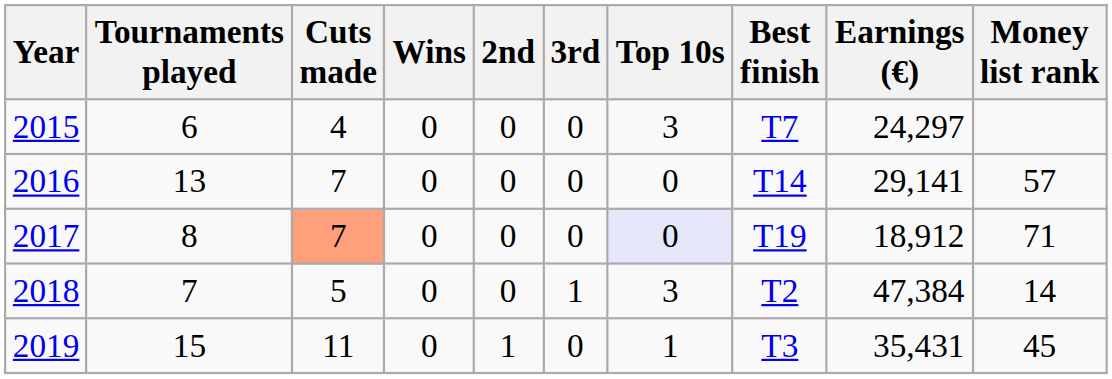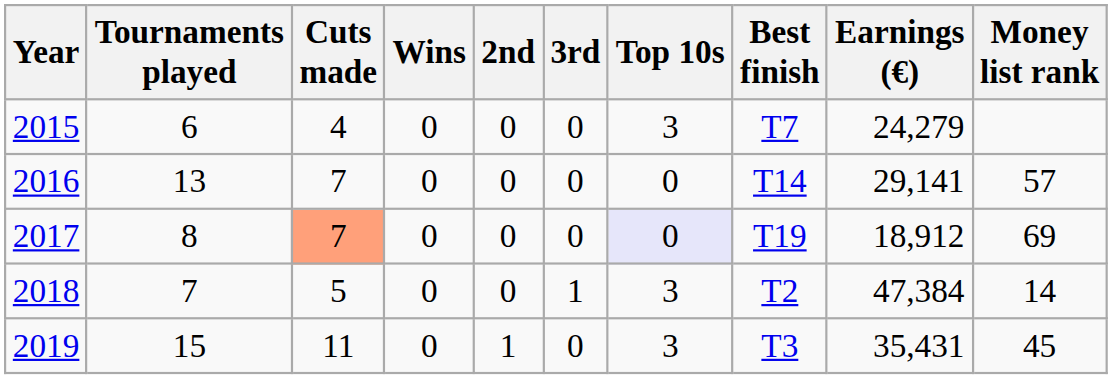(919, 126) 24,297 -> (919, 126) 24,279
(1040, 236) 71 -> (1040, 236) 69
(670, 345) 1 -> (670, 345) 3
